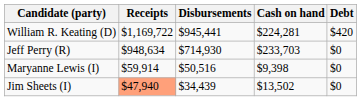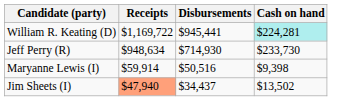- column: (342, 13)
(278, 31) no background -> (278, 31) paleturquoise background
(278, 50) $233,703 -> (278, 50) $233,730
(197, 86) $34,439 -> (197, 86) $34,437
